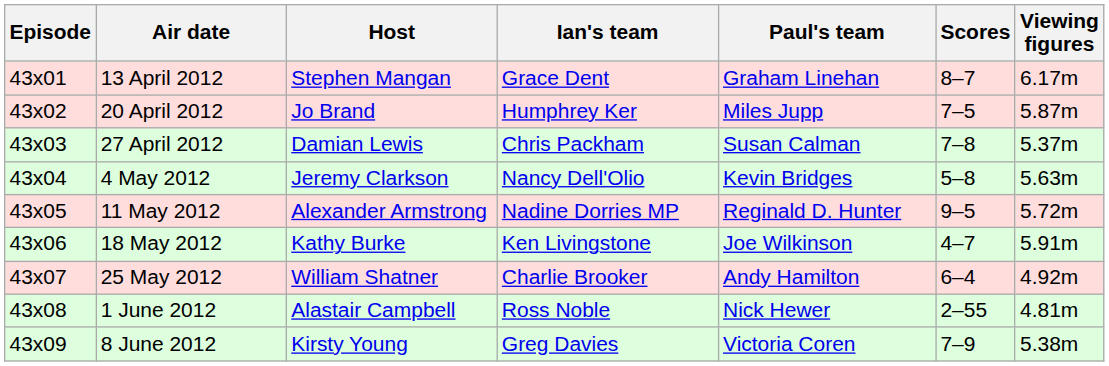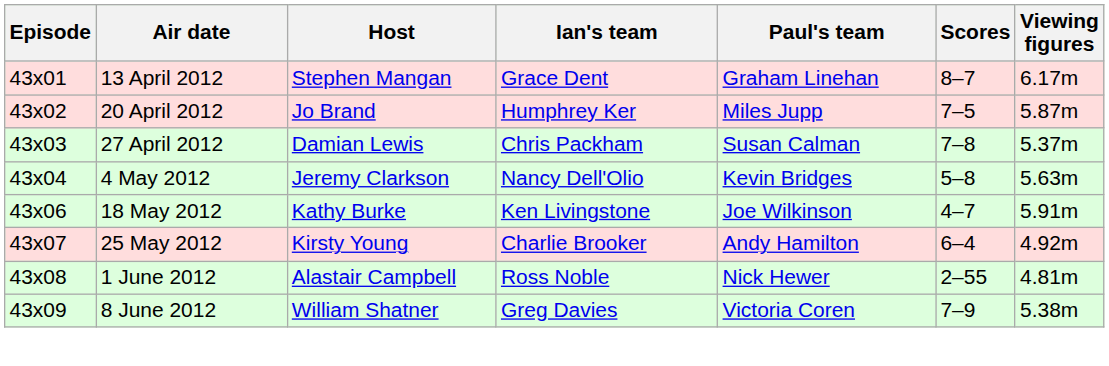- row: (160, 210)
(365, 277) William Shatner -> (350, 244) Kirsty Young
(350, 343) Kirsty Young -> (365, 310) William Shatner
